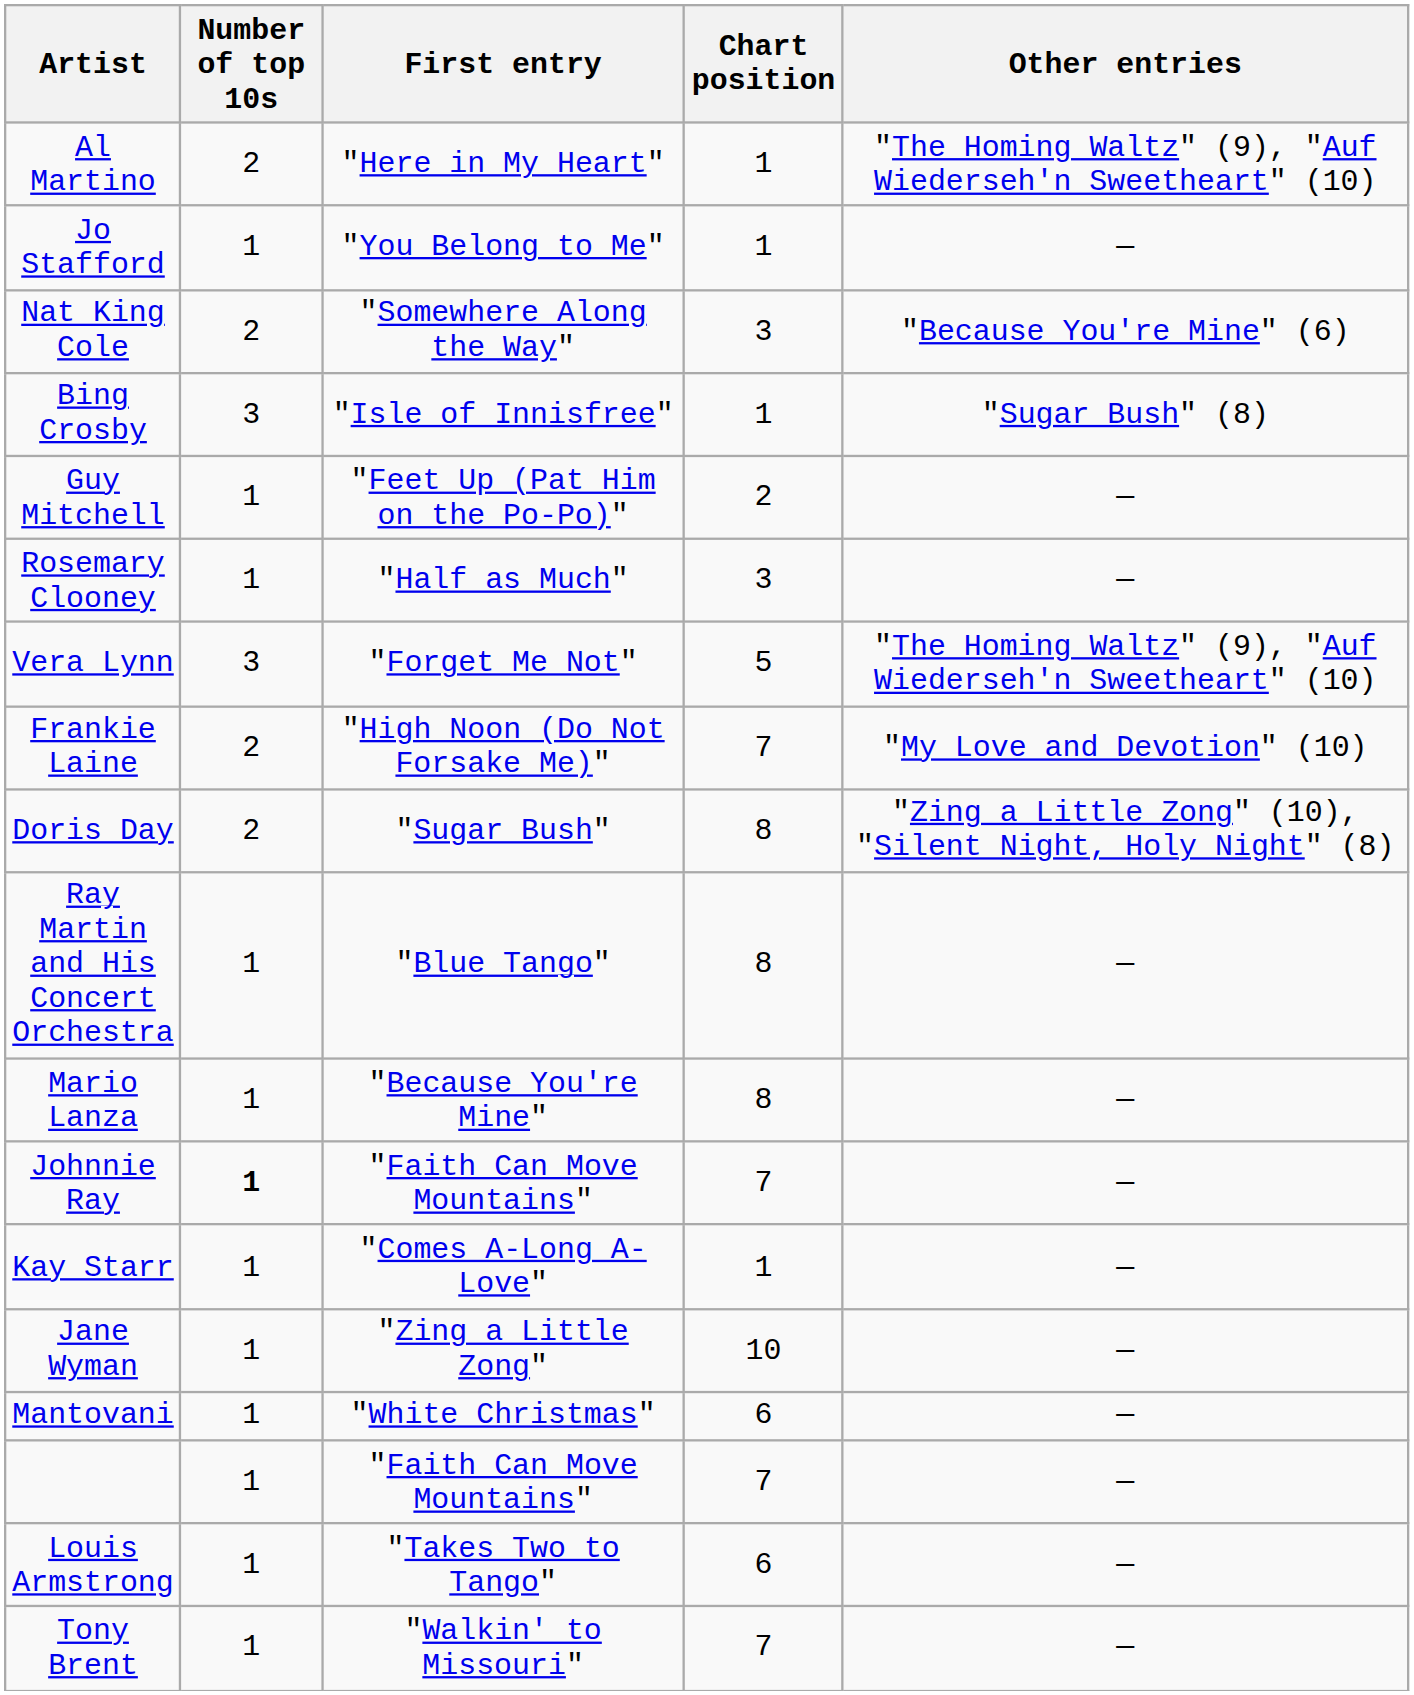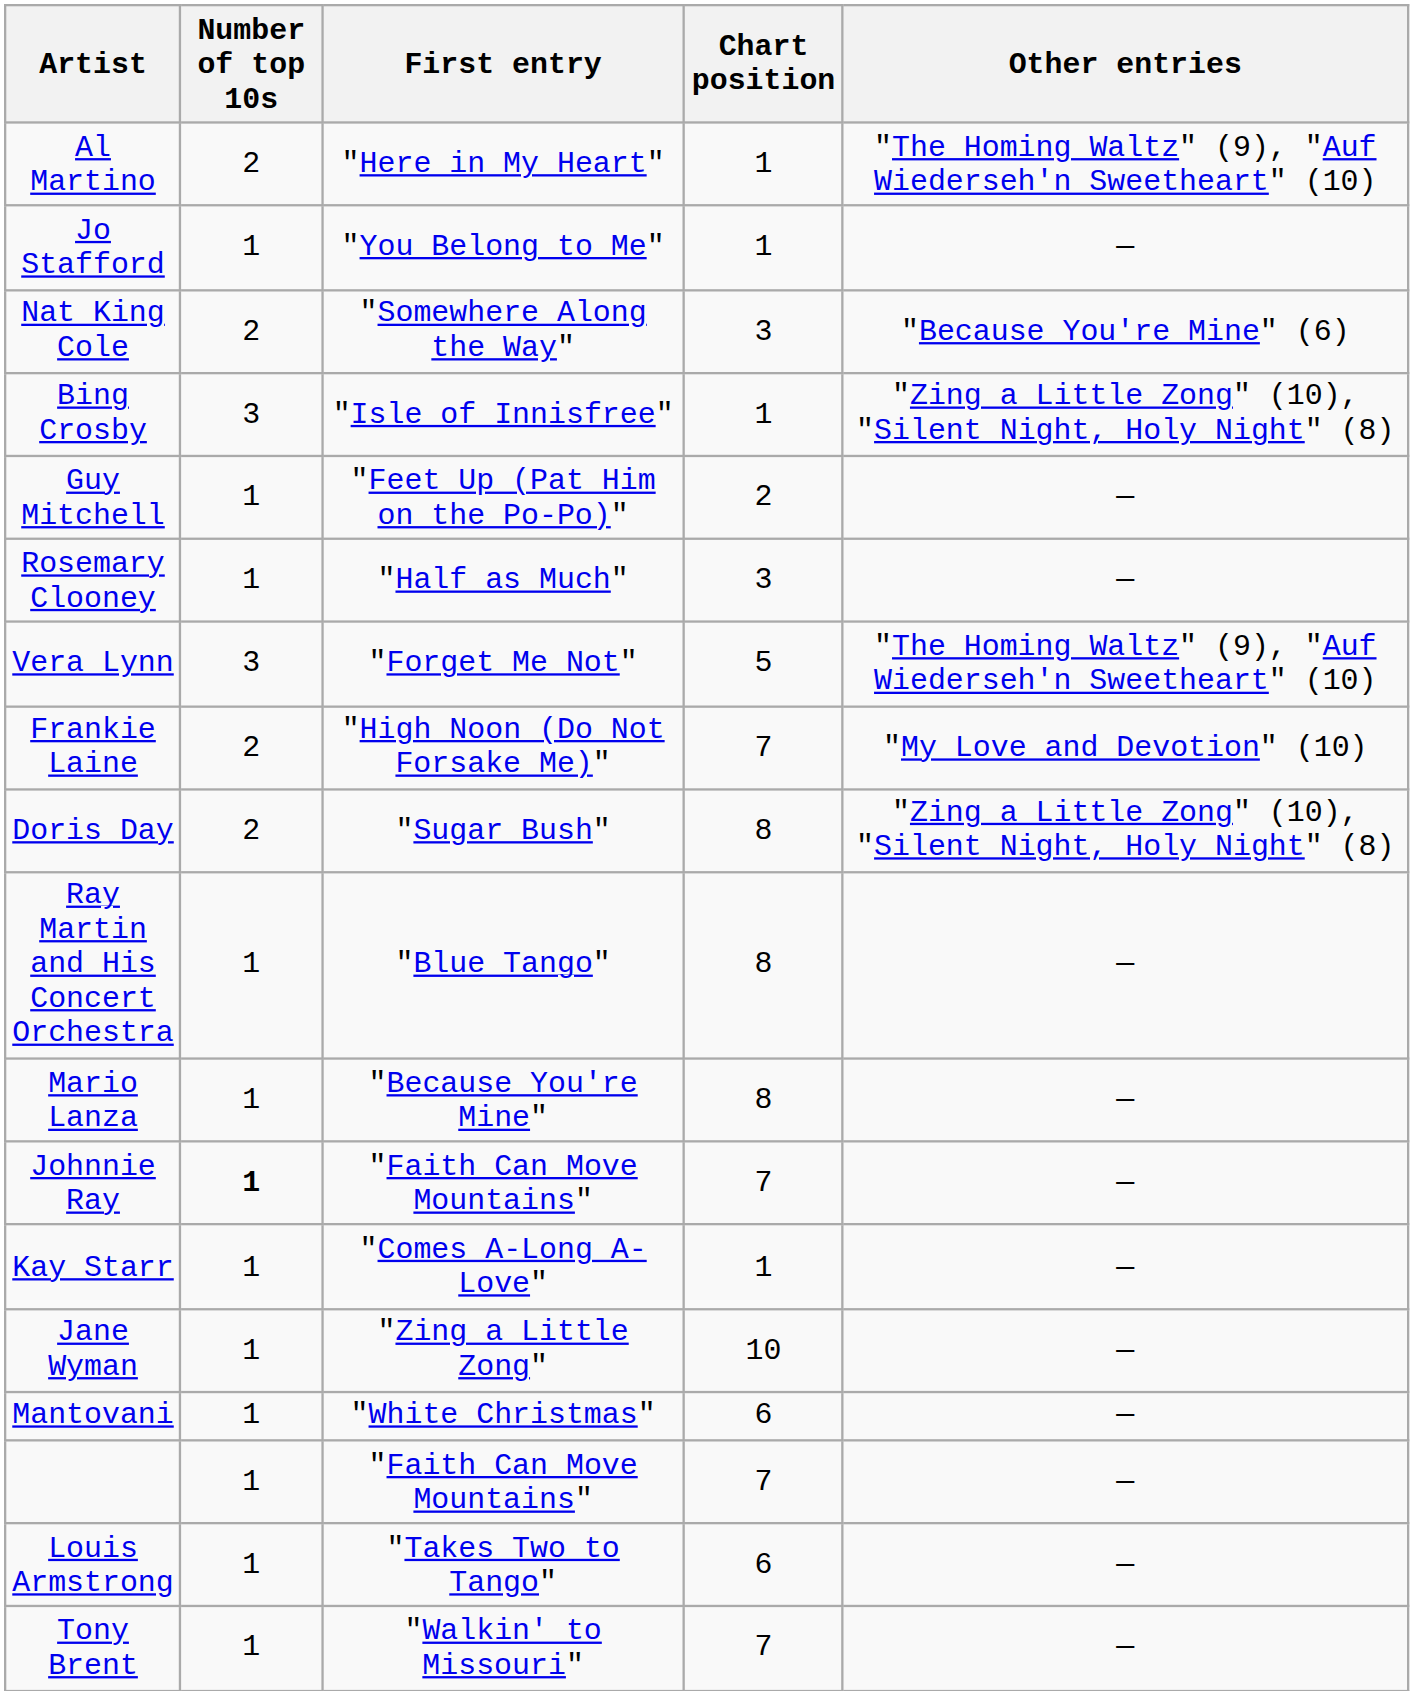(1125, 414) "Sugar Bush" (8) -> (1125, 414) "Zing a Little Zong" (10), "Silent Night, Holy Night" (8)
